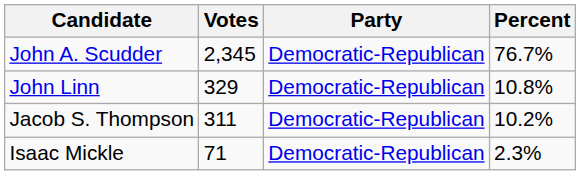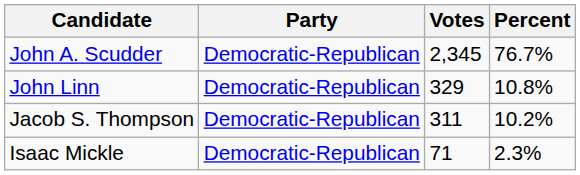columns swapped: (376, 20) <-> (231, 20)
